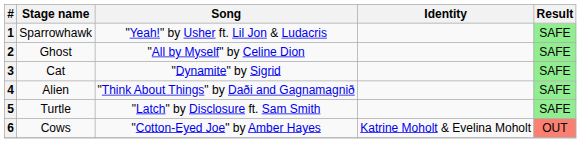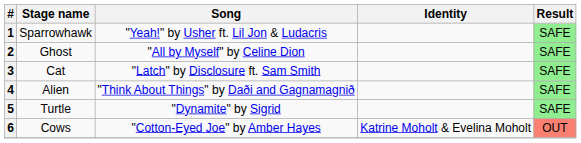(226, 71) "Dynamite" by Sigrid -> (226, 71) "Latch" by Disclosure ft. Sam Smith
(226, 109) "Latch" by Disclosure ft. Sam Smith -> (226, 109) "Dynamite" by Sigrid
